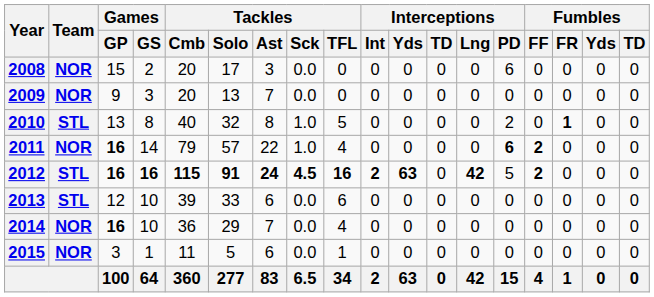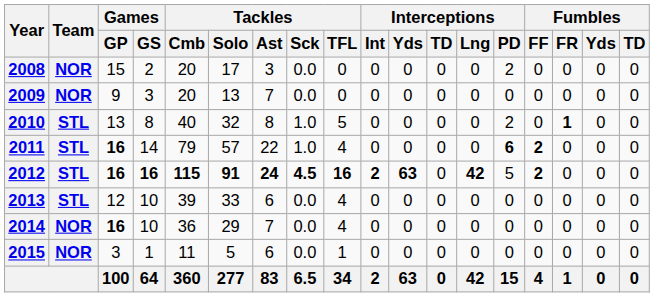(509, 69) 6 -> (509, 69) 2
(73, 148) NOR -> (73, 148) STL
(342, 200) 6 -> (342, 200) 4
